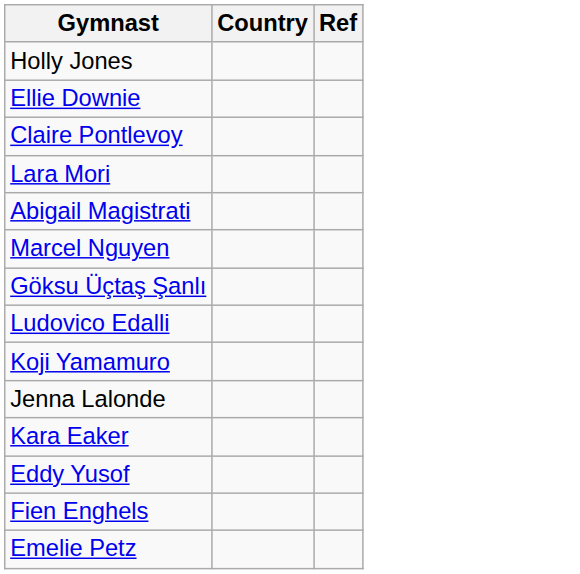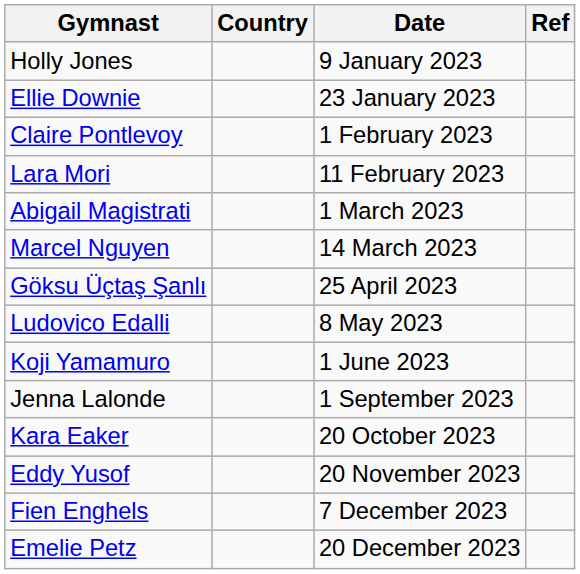+ column: (420, 23)
